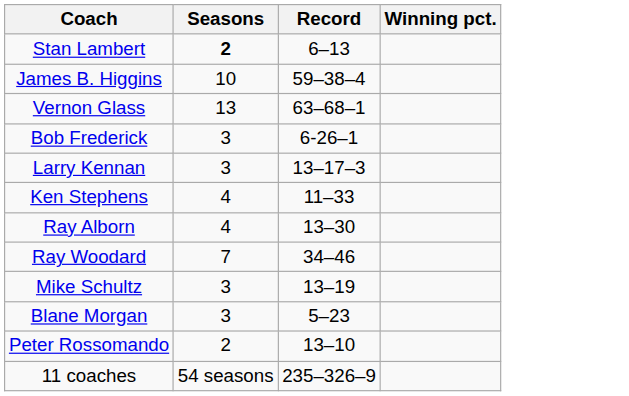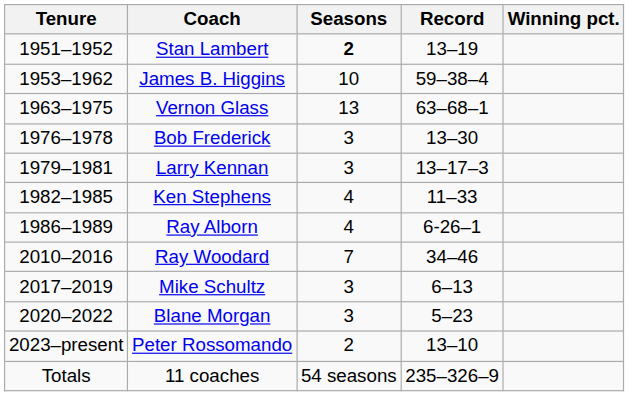+ column: (66, 19)
(329, 49) 6–13 -> (452, 49) 13–19
(329, 138) 6-26–1 -> (452, 138) 13–30
(329, 227) 13–30 -> (452, 227) 6-26–1
(329, 286) 13–19 -> (452, 286) 6–13
